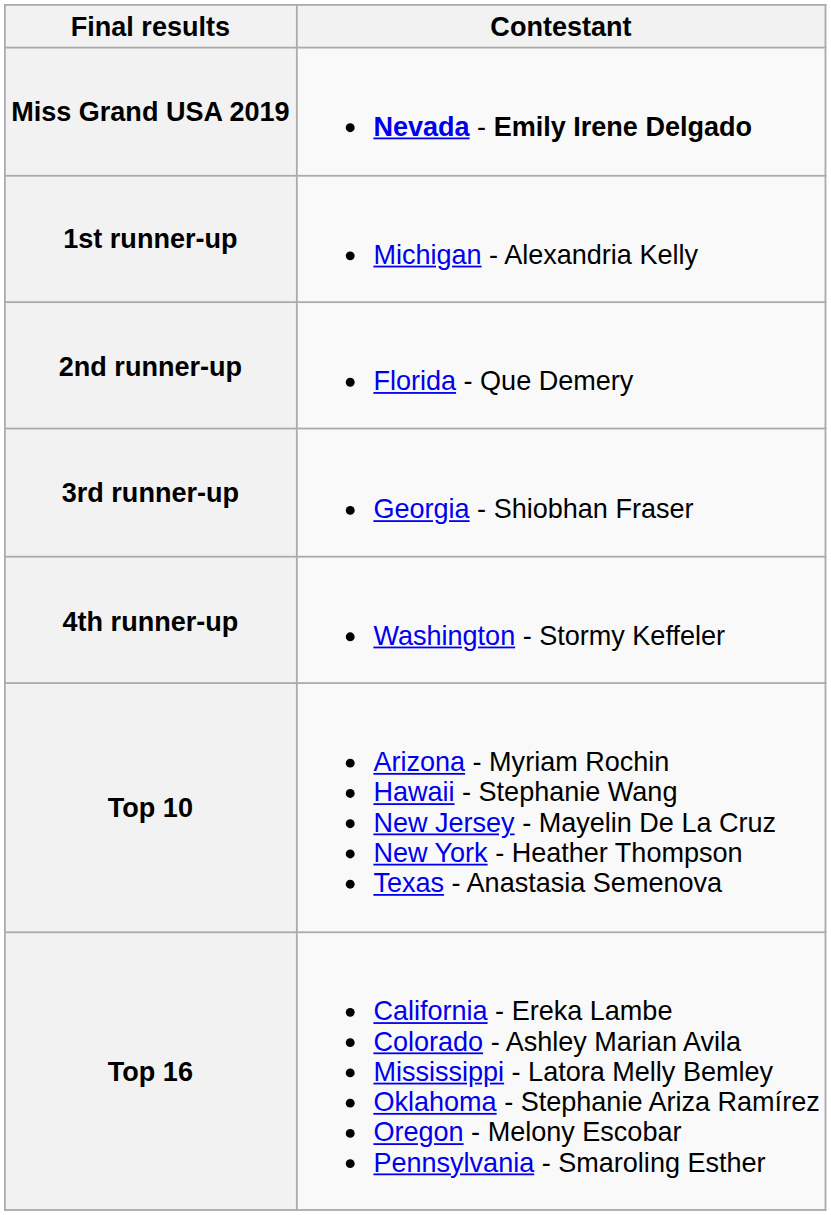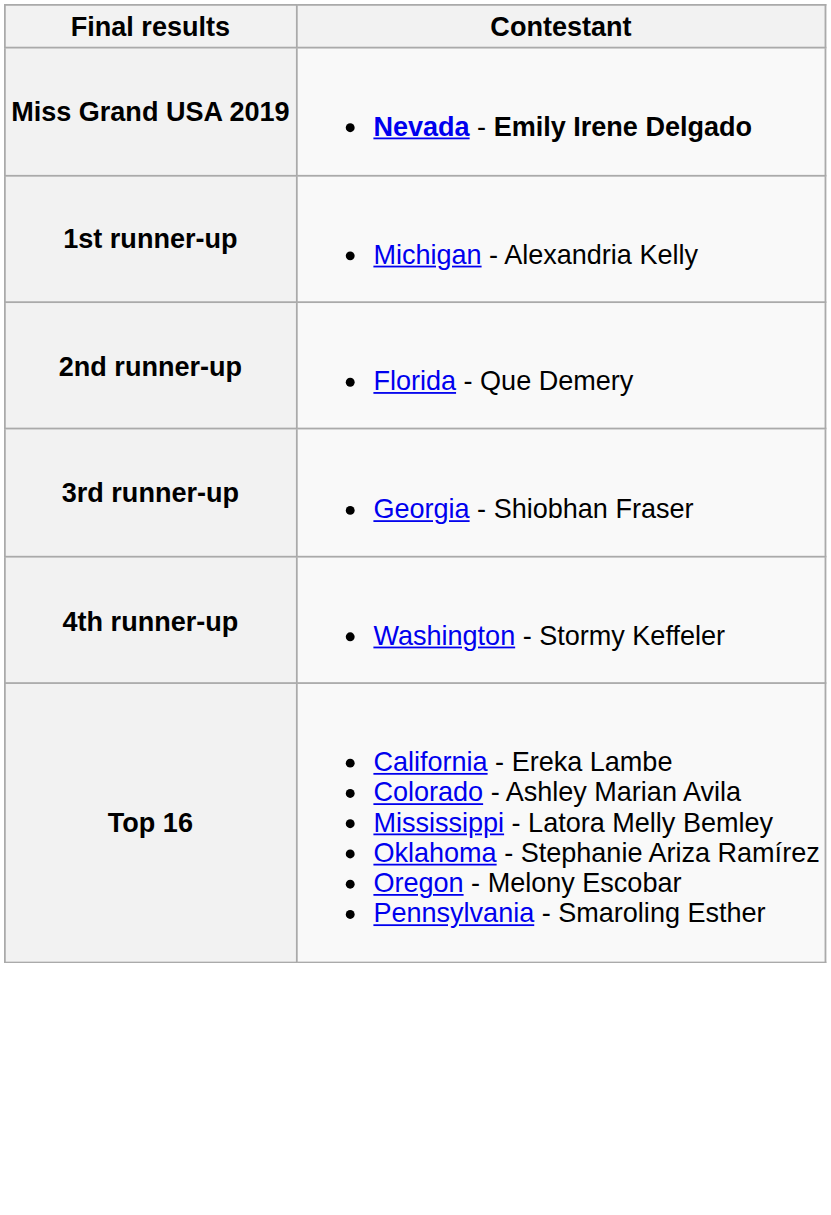- row: (150, 808)
